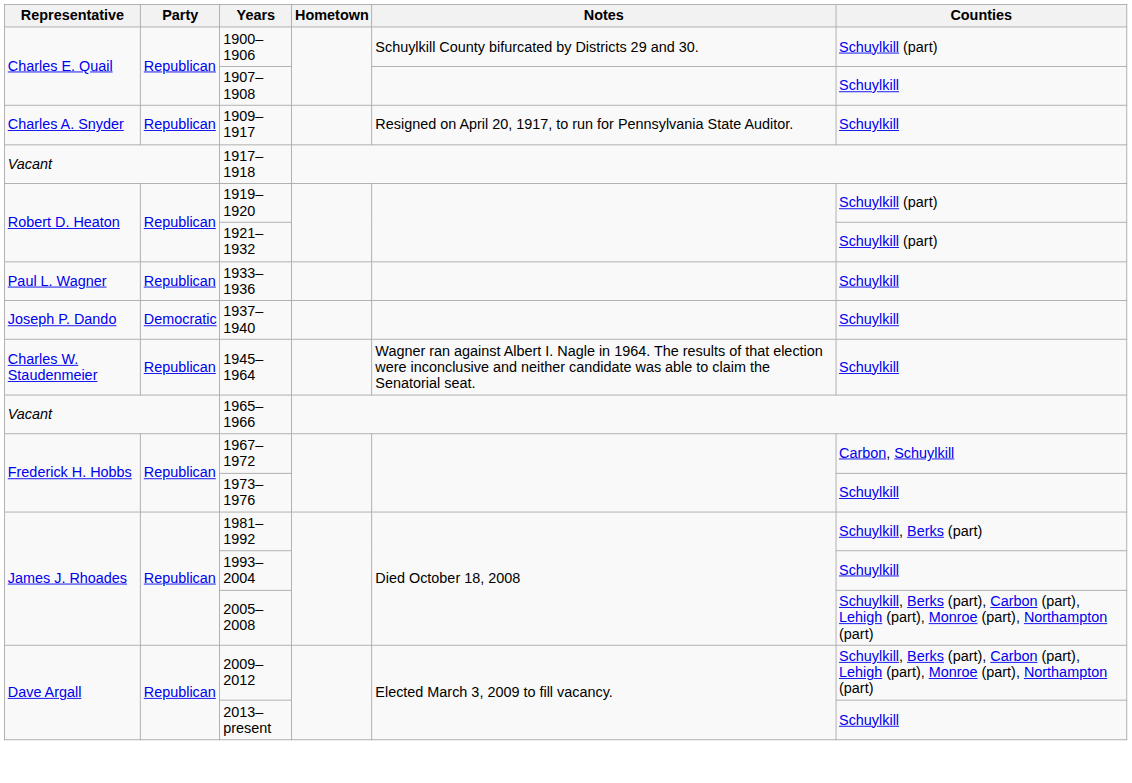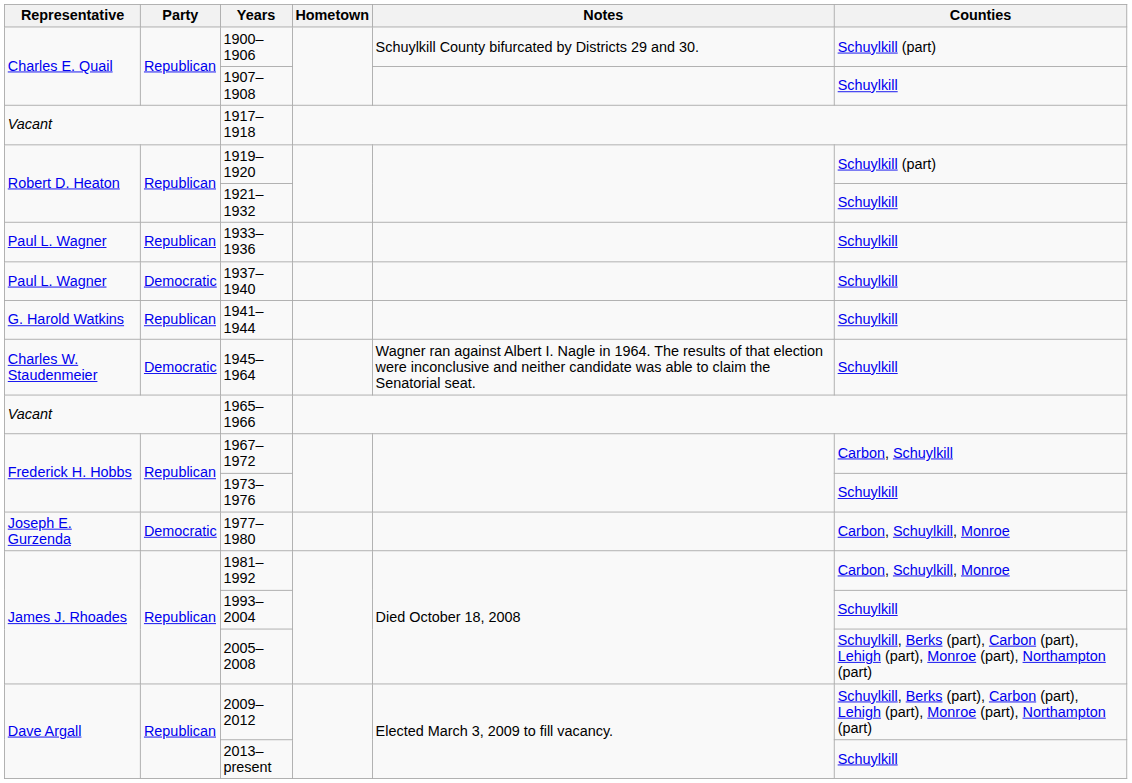- row: (243, 124)
(888, 242) Schuylkill (part) -> (868, 203) Schuylkill
(62, 320) Joseph P. Dando -> (57, 281) Paul L. Wagner
+ row: (243, 320)
(180, 367) Republican -> (180, 367) Democratic
+ row: (243, 531)
(911, 531) Schuylkill, Berks (part) -> (924, 570) Carbon, Schuylkill, Monroe
